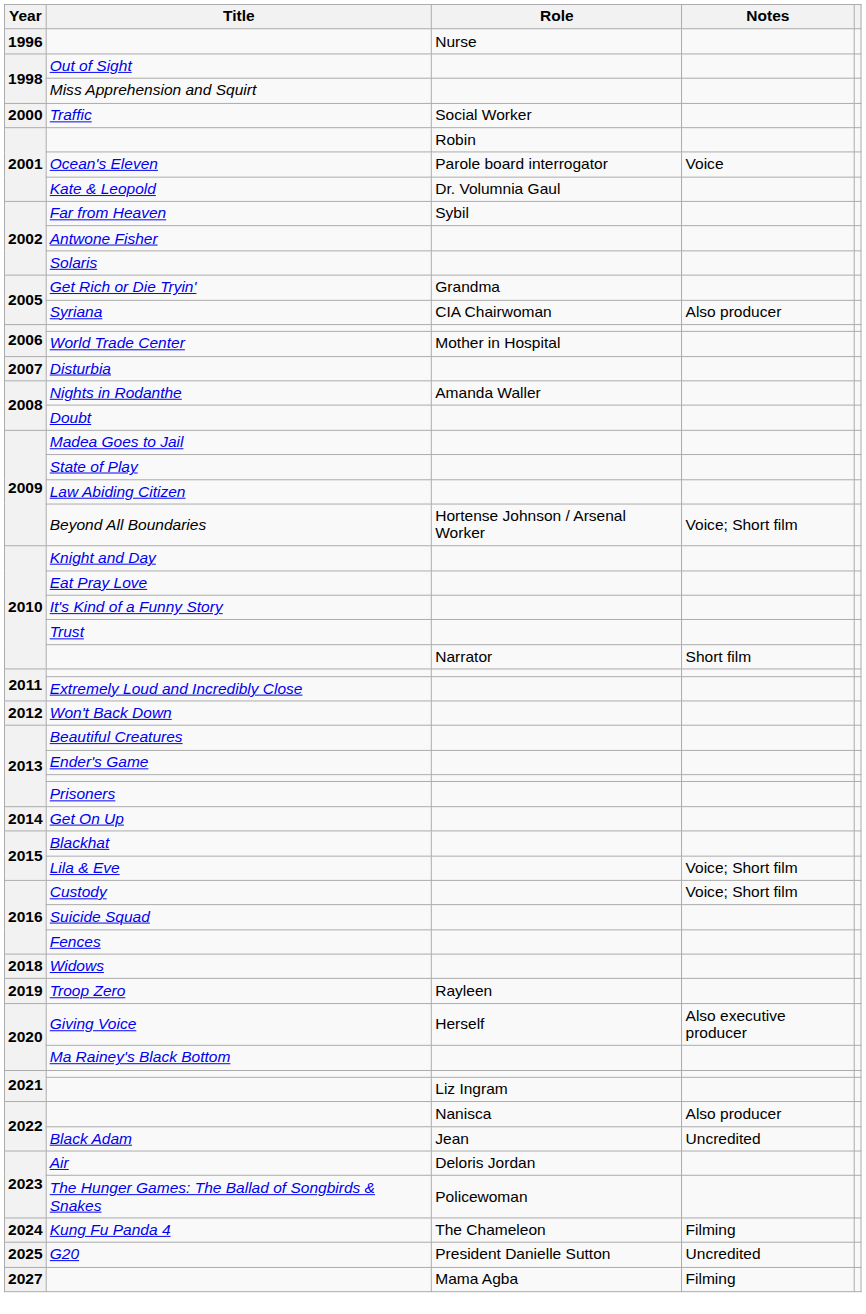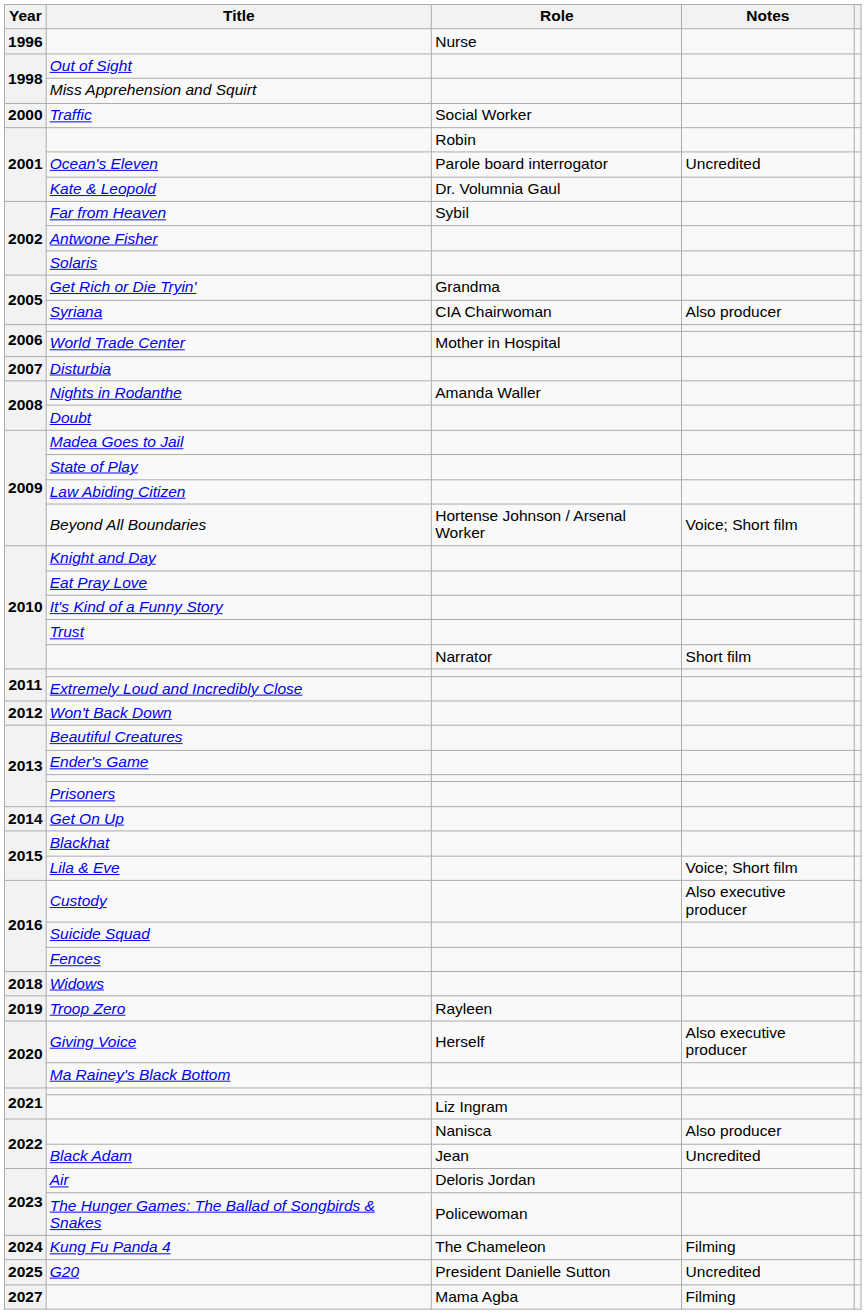(705, 164) Voice -> (723, 164) Uncredited
(742, 892) Voice; Short film -> (736, 901) Also executive producer
